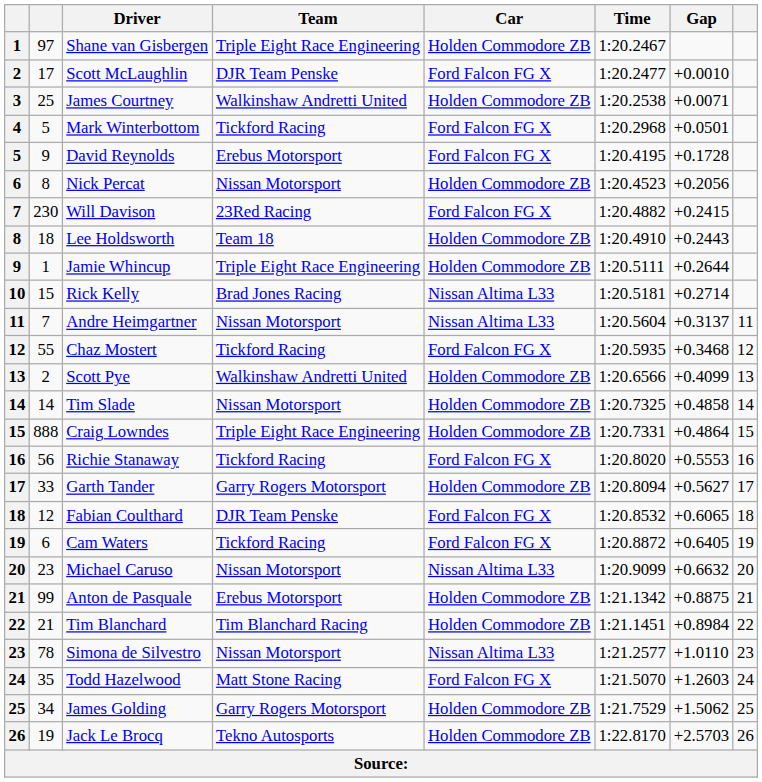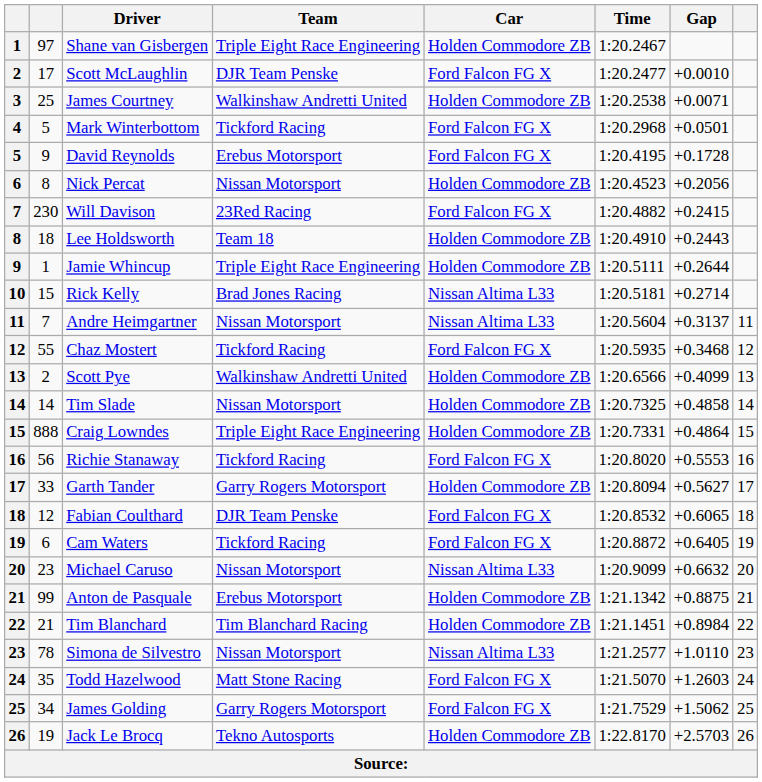(509, 707) Holden Commodore ZB -> (490, 707) Ford Falcon FG X
